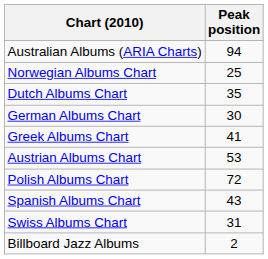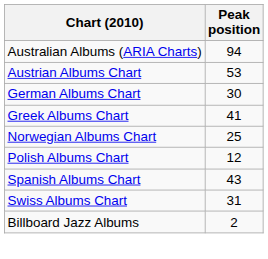rows swapped: (74, 158) <-> (82, 72)
- row: (67, 94)
(234, 179) 72 -> (234, 158) 12
